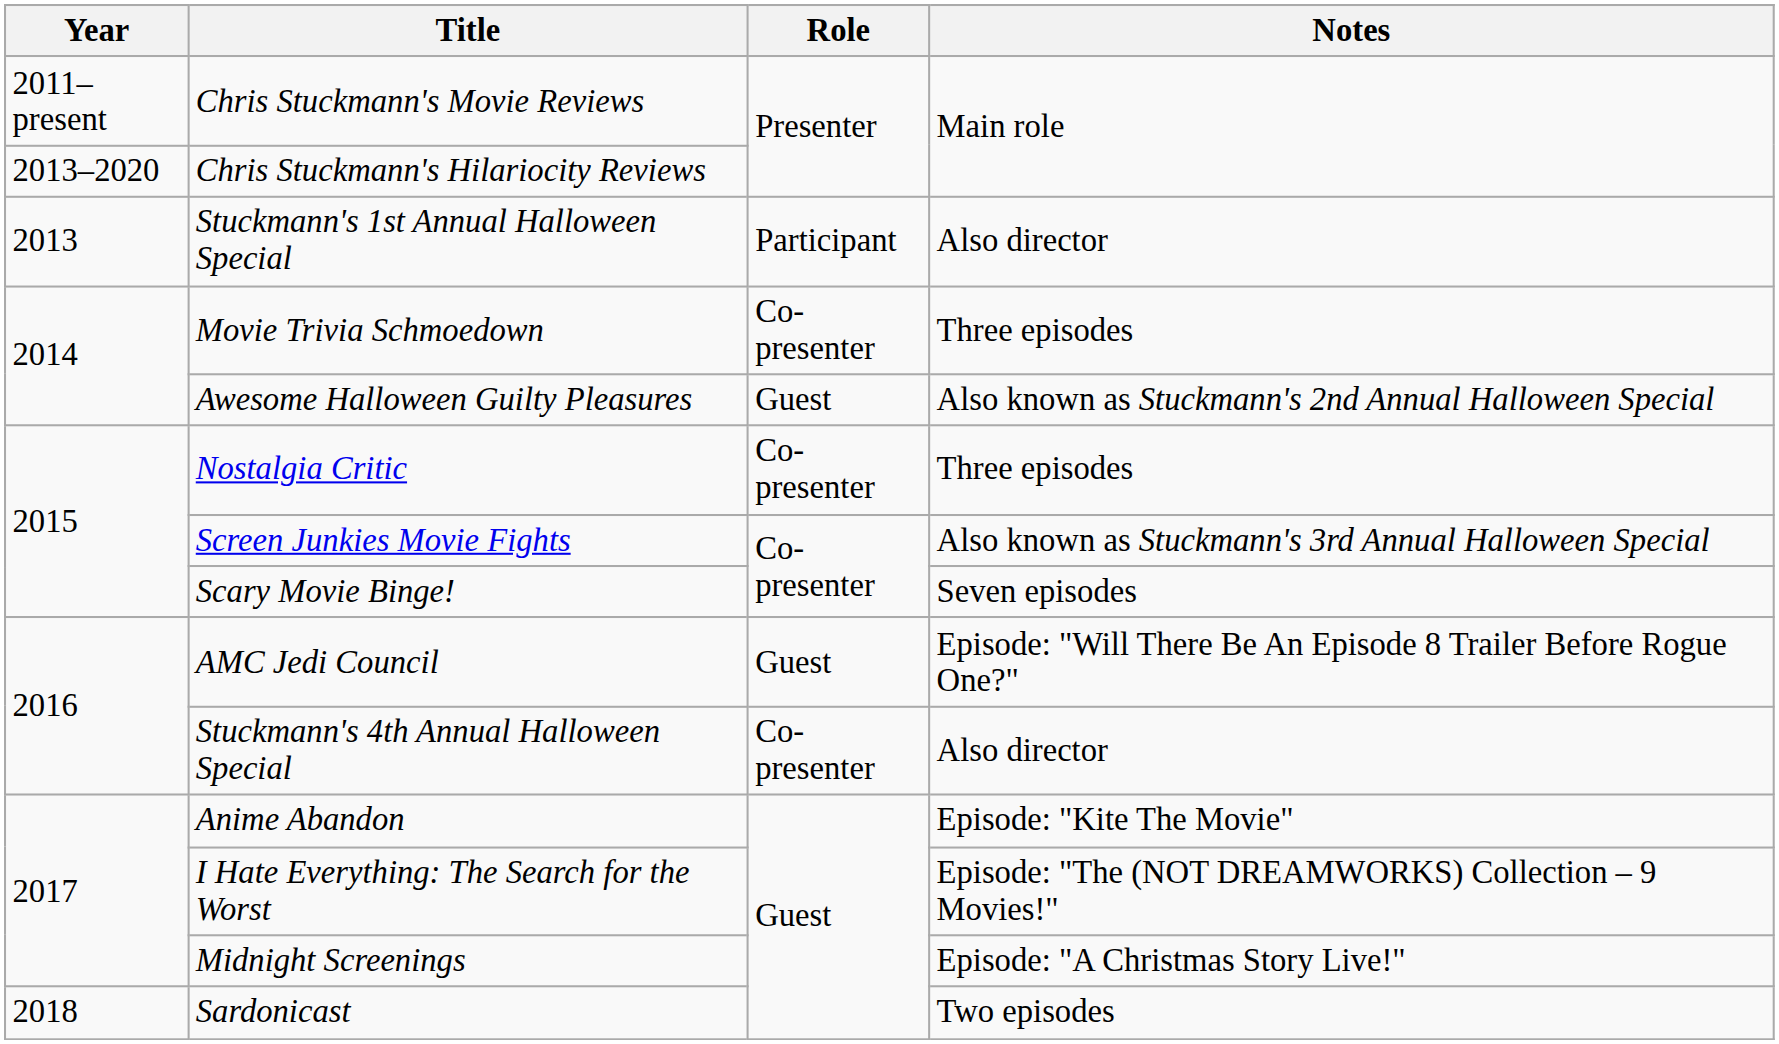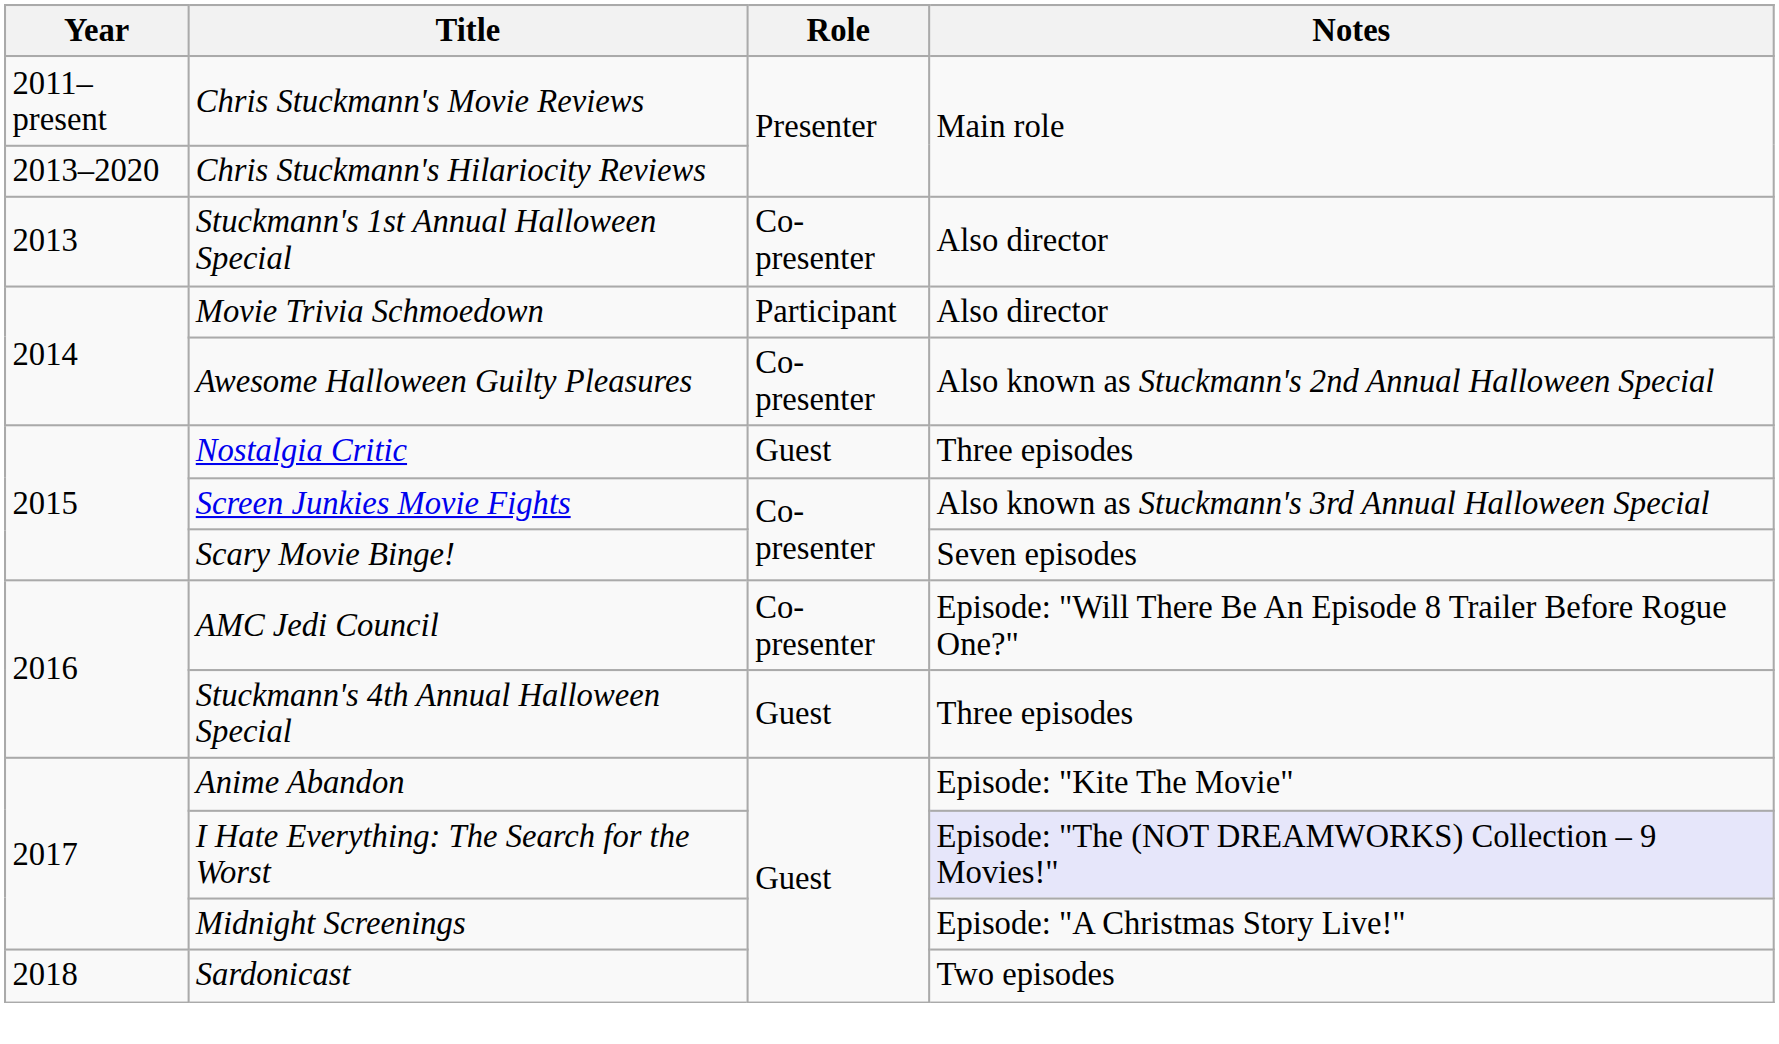(826, 240) Participant -> (815, 240) Co-presenter
(815, 329) Co-presenter -> (826, 310) Participant
(1035, 329) Three episodes -> (1022, 310) Also director
(793, 399) Guest -> (815, 381) Co-presenter
(815, 469) Co-presenter -> (793, 451) Guest
(793, 661) Guest -> (815, 624) Co-presenter
(815, 749) Co-presenter -> (793, 713) Guest
(1022, 749) Also director -> (1035, 713) Three episodes
(1296, 890) no background -> (1296, 853) lavender background
